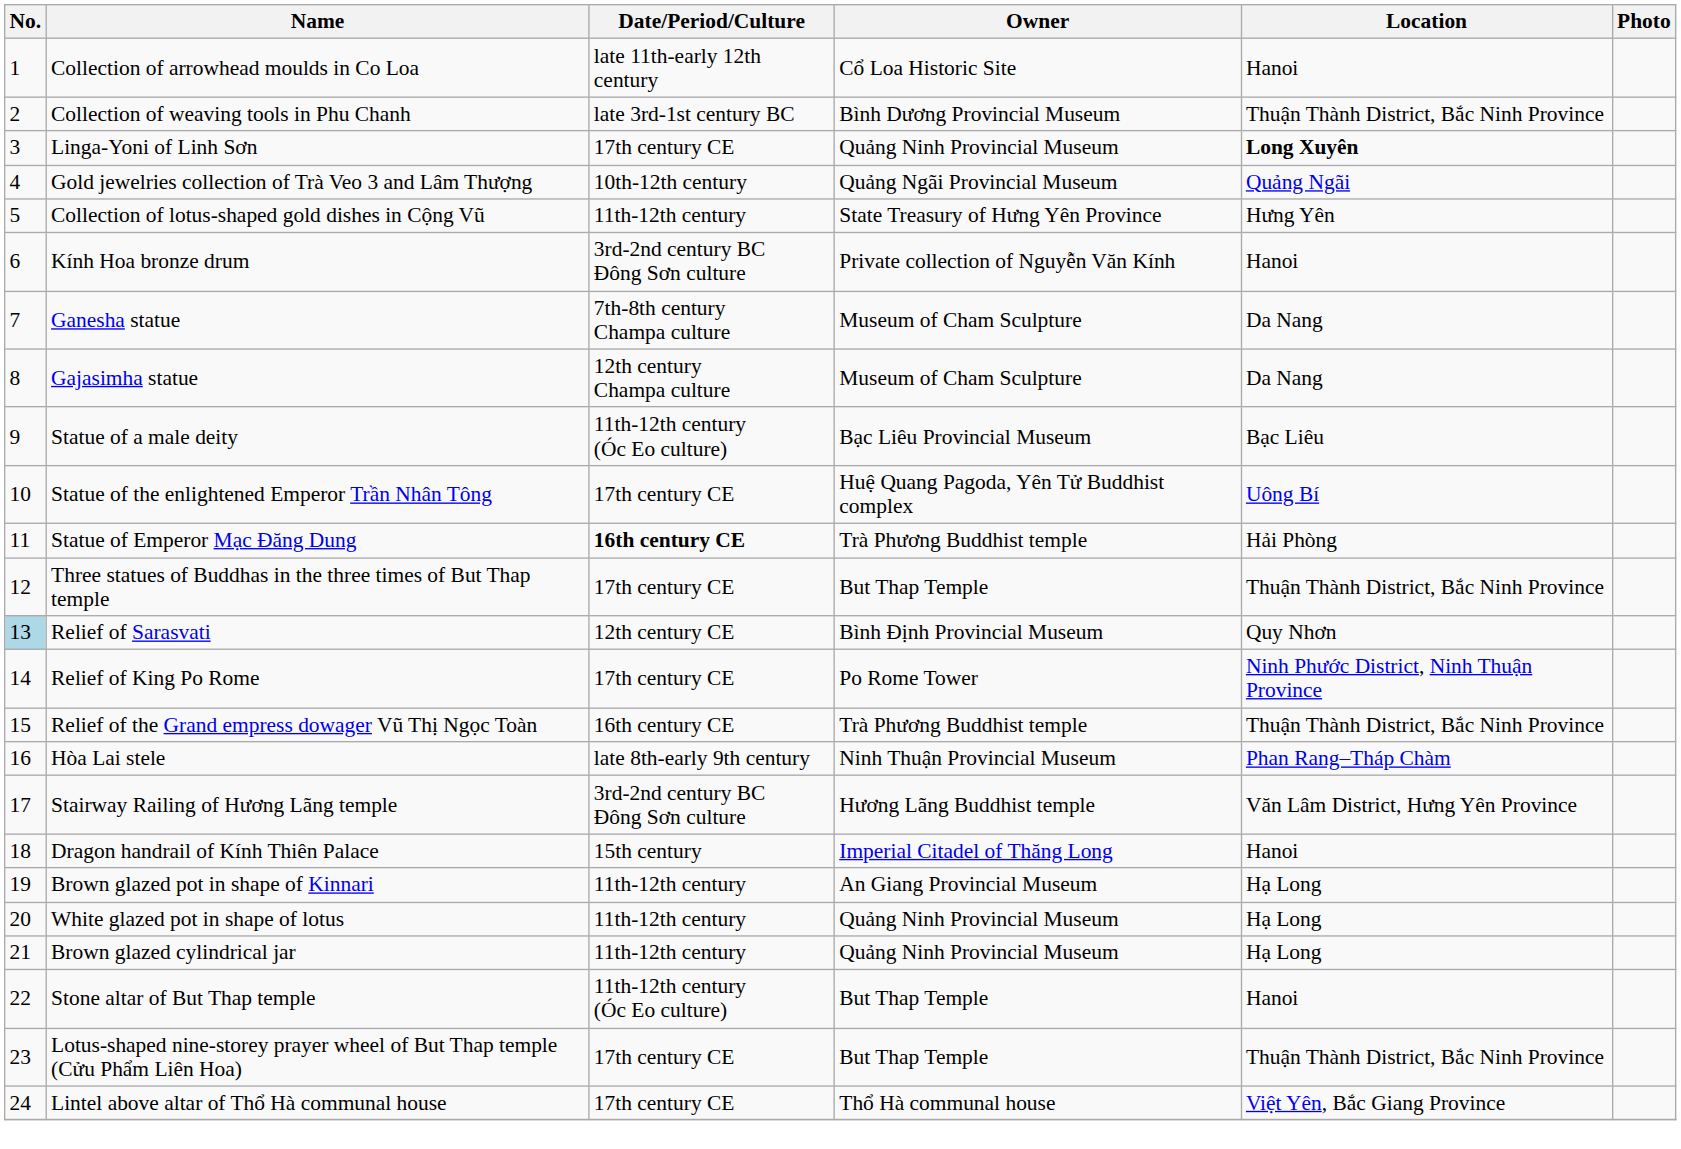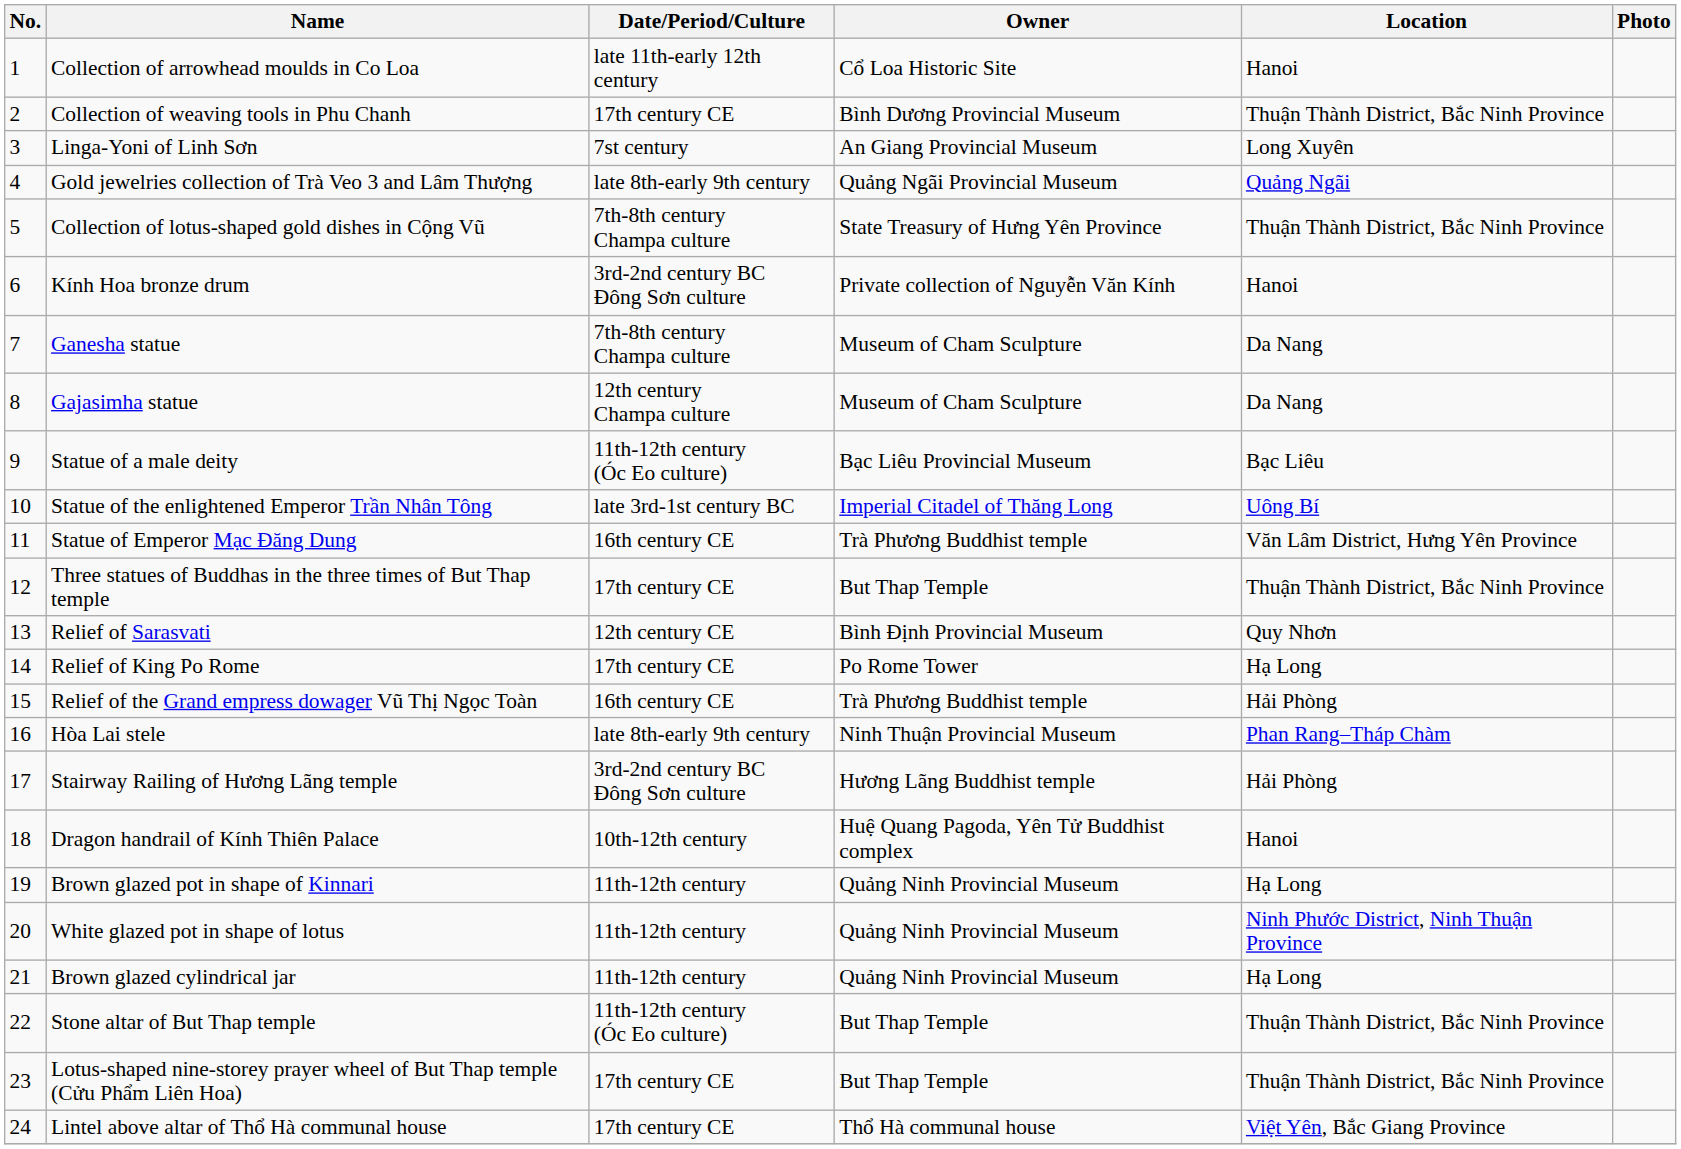(694, 113) late 3rd-1st century BC -> (664, 113) 17th century CE
(664, 147) 17th century CE -> (641, 147) 7st century
(979, 147) Quảng Ninh Provincial Museum -> (968, 147) An Giang Provincial Museum
(1302, 147) bold -> (1300, 147) normal
(670, 181) 10th-12th century -> (702, 181) late 8th-early 9th century
(670, 215) 11th-12th century -> (662, 227) 7th-8th century Champa culture
(1290, 215) Hưng Yên -> (1425, 227) Thuận Thành District, Bắc Ninh Province
(664, 494) 17th century CE -> (694, 506) late 3rd-1st century BC
(1002, 494) Huệ Quang Pagoda, Yên Tử Buddhist complex -> (976, 506) Imperial Citadel of Thăng Long
(669, 540) bold -> (664, 540) normal
(1291, 540) Hải Phòng -> (1411, 540) Văn Lâm District, Hưng Yên Province
(20, 632) lightblue background -> (20, 632) no background
(1389, 678) Ninh Phước District, Ninh Thuận Province -> (1284, 666) Hạ Long
(1425, 724) Thuận Thành District, Bắc Ninh Province -> (1291, 700) Hải Phòng
(1411, 804) Văn Lâm District, Hưng Yên Province -> (1291, 780) Hải Phòng
(648, 850) 15th century -> (670, 838) 10th-12th century
(976, 850) Imperial Citadel of Thăng Long -> (1002, 838) Huệ Quang Pagoda, Yên Tử Buddhist complex
(968, 884) An Giang Provincial Museum -> (979, 884) Quảng Ninh Provincial Museum
(1284, 918) Hạ Long -> (1389, 930) Ninh Phước District, Ninh Thuận Province
(1272, 998) Hanoi -> (1425, 1022) Thuận Thành District, Bắc Ninh Province
